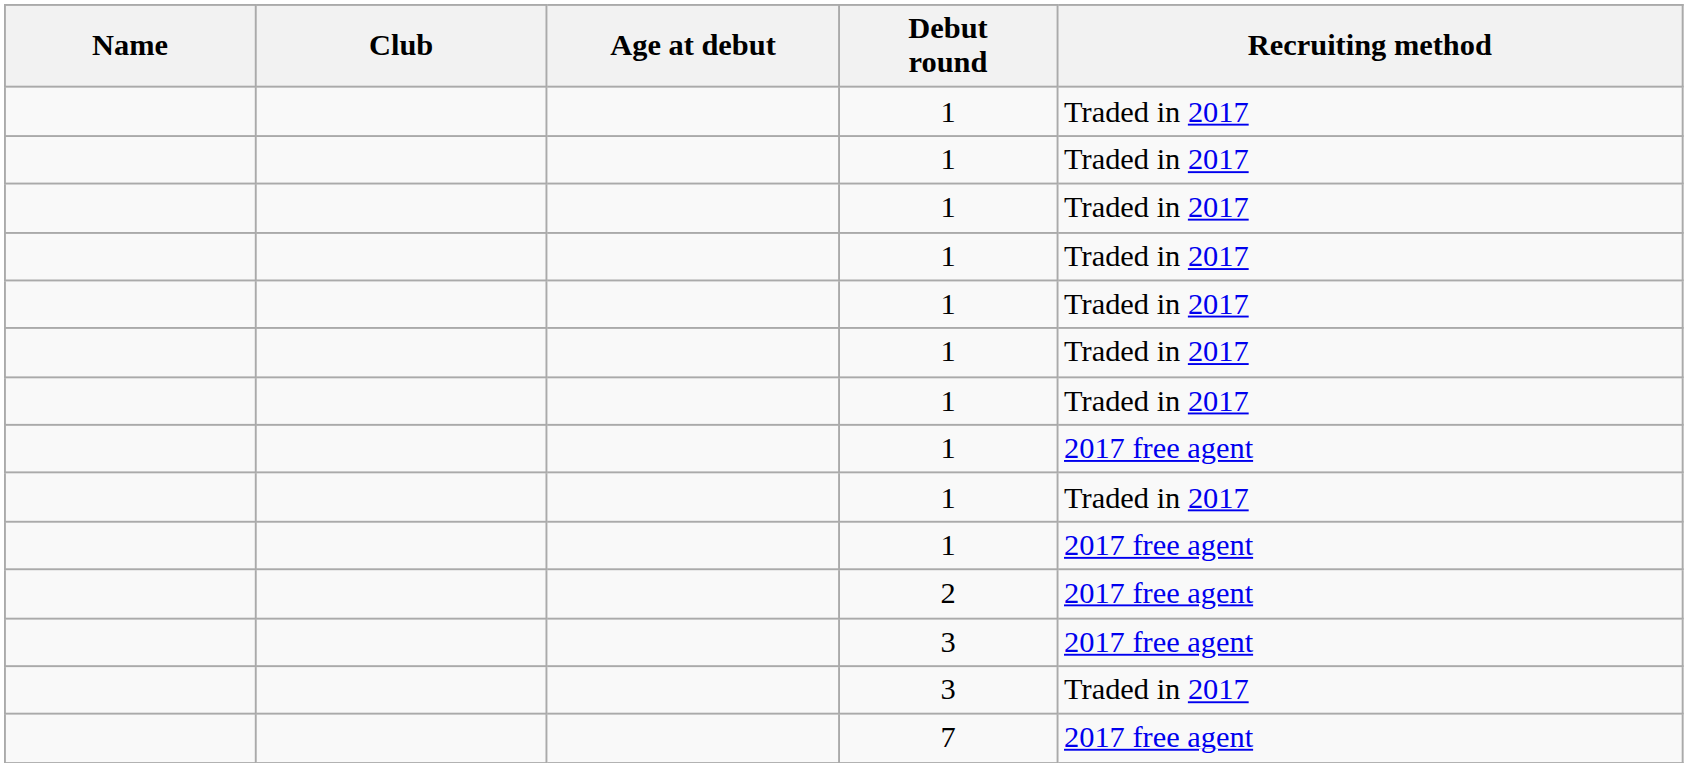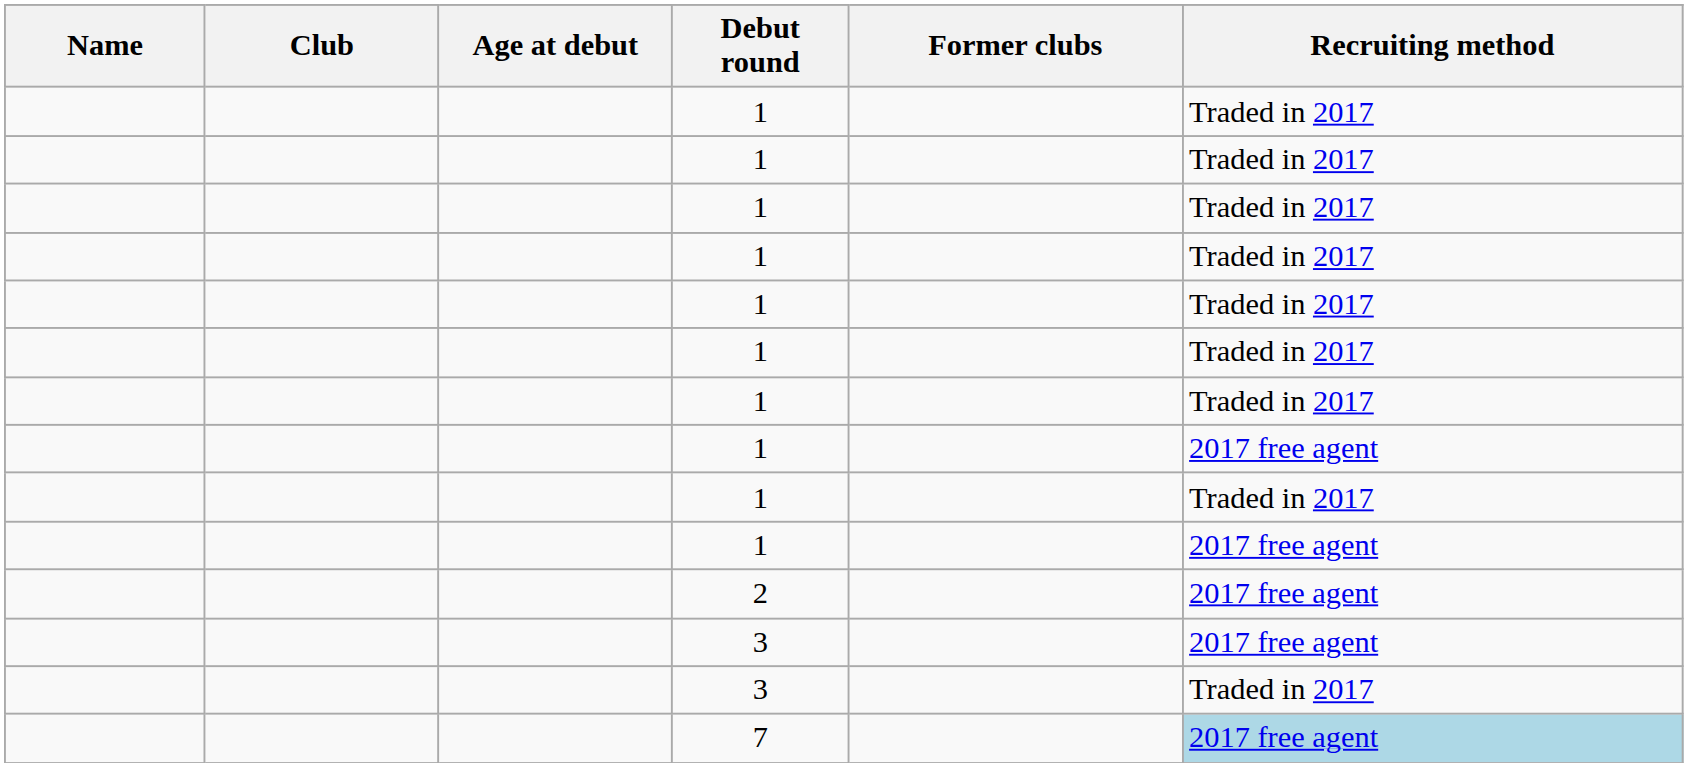+ column: (1015, 45)
(1159, 737) no background -> (1284, 737) lightblue background
